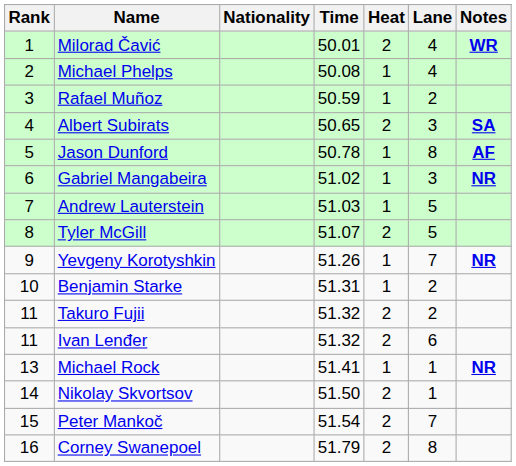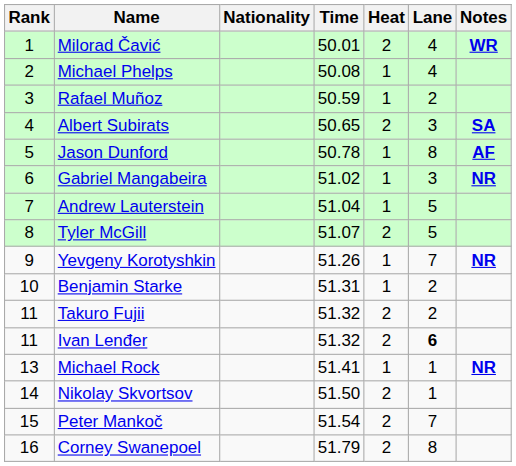(339, 206) 51.03 -> (339, 206) 51.04
(432, 340) normal -> (432, 340) bold
